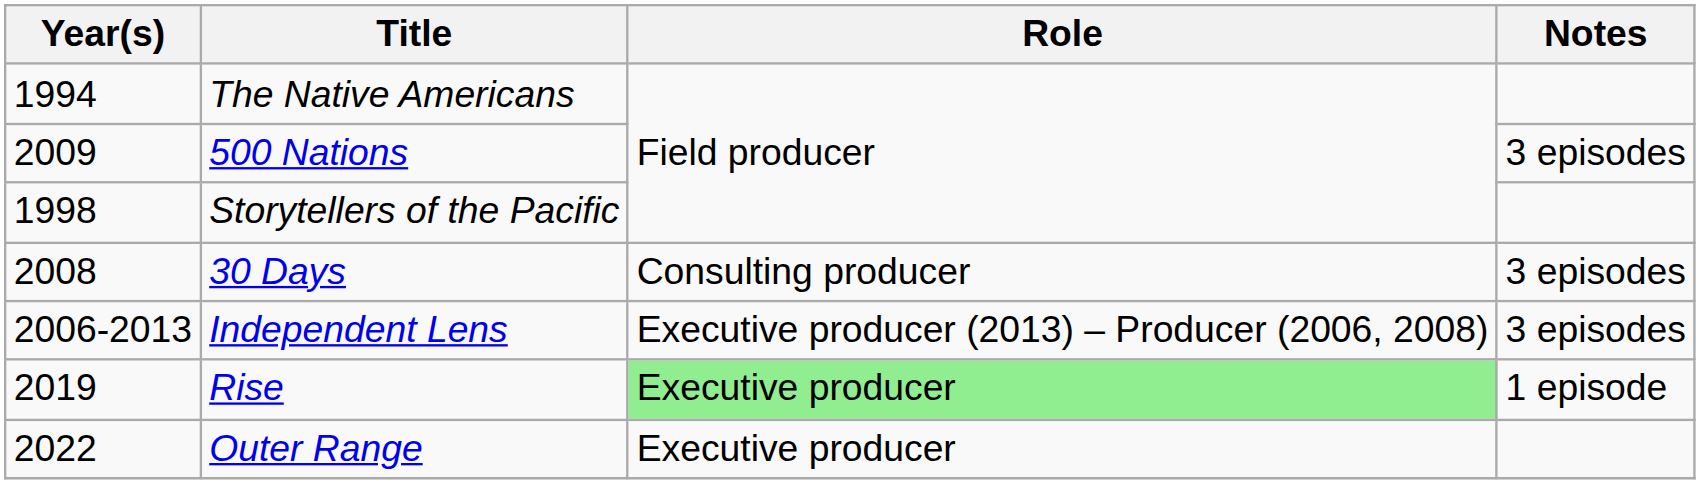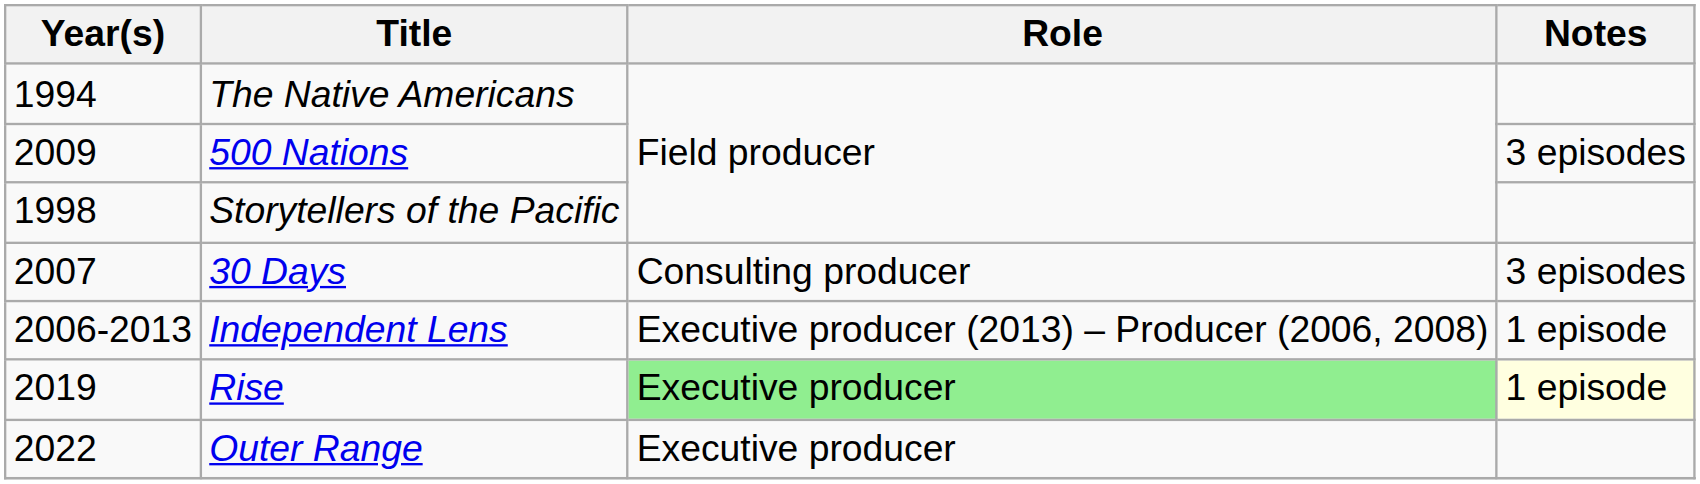(55, 270) 2008 -> (55, 270) 2007
(1596, 329) 3 episodes -> (1586, 329) 1 episode
(1586, 388) no background -> (1586, 388) lightyellow background
